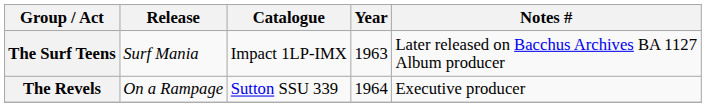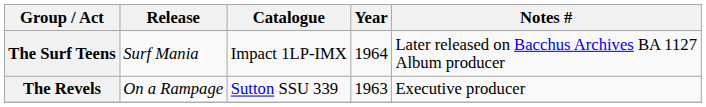(371, 53) 1963 -> (371, 53) 1964
(371, 89) 1964 -> (371, 89) 1963
